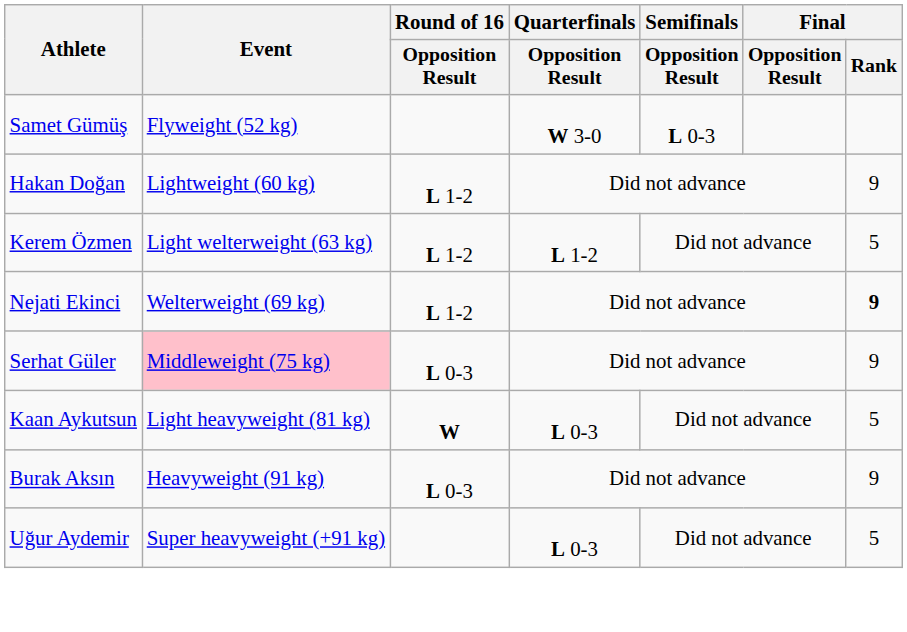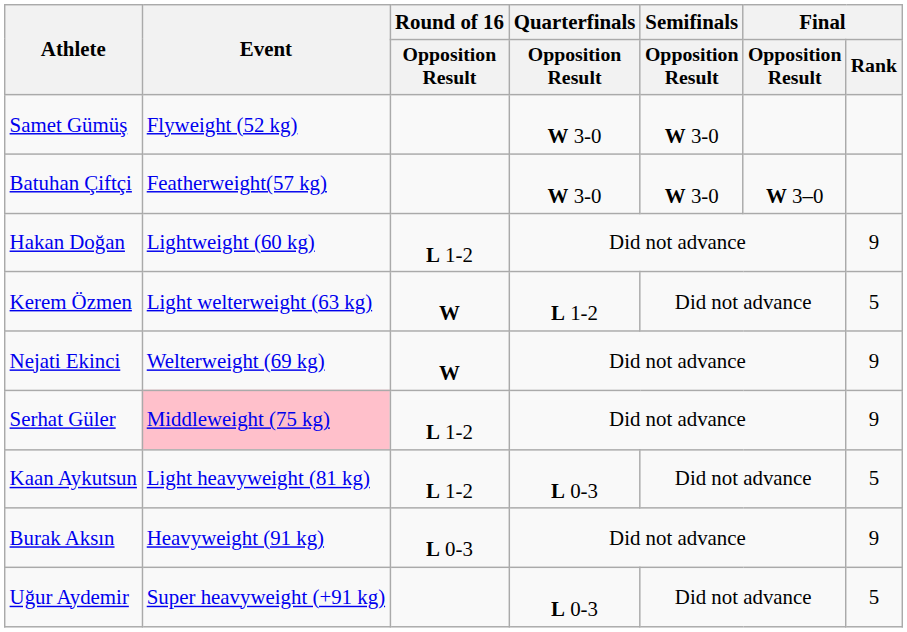(692, 136) L 0-3 -> (692, 136) W 3-0
+ row: (71, 183)
(449, 255) L 1-2 -> (449, 314) W
(449, 314) L 1-2 -> (449, 373) W
(874, 301) bold -> (874, 361) normal
(449, 373) L 0-3 -> (449, 432) L 1-2
(449, 432) W -> (449, 491) L 1-2
